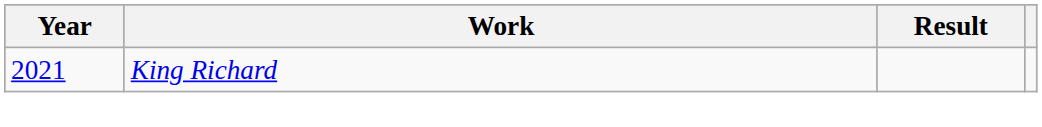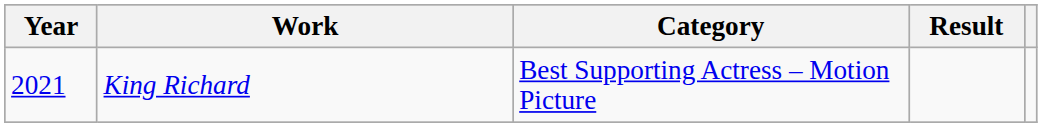+ column: (711, 26)
